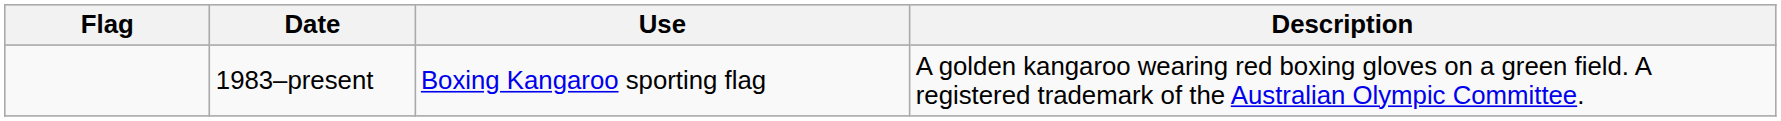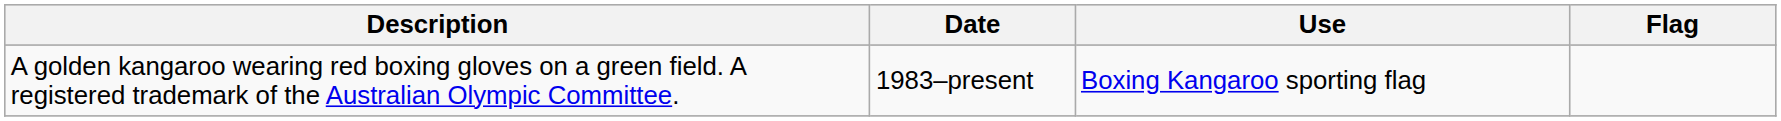columns swapped: (107, 24) <-> (1342, 24)
